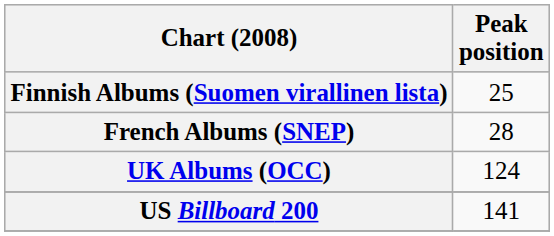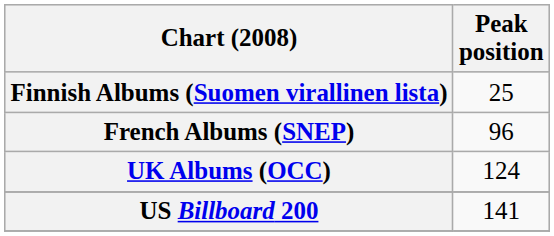(501, 131) 28 -> (501, 131) 96
